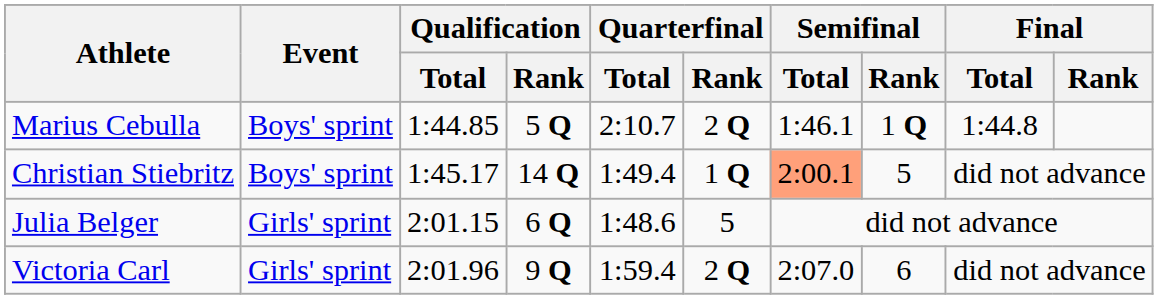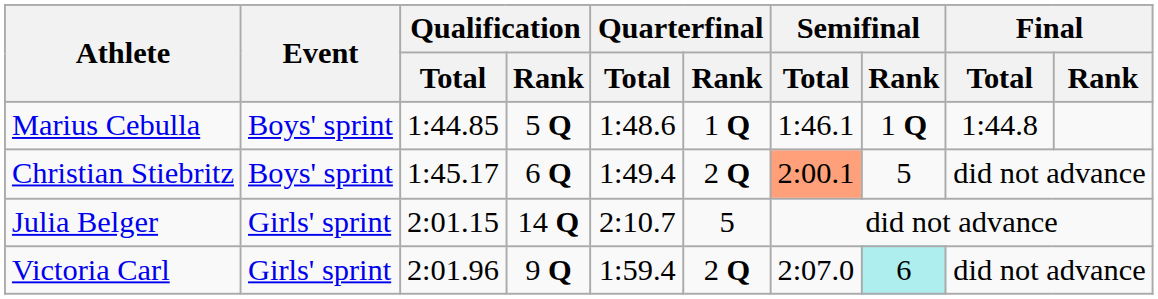(637, 125) 2:10.7 -> (637, 125) 1:48.6
(727, 125) 2 Q -> (727, 125) 1 Q
(548, 173) 14 Q -> (548, 173) 6 Q
(727, 173) 1 Q -> (727, 173) 2 Q
(548, 221) 6 Q -> (548, 221) 14 Q
(637, 221) 1:48.6 -> (637, 221) 2:10.7
(904, 269) no background -> (904, 269) paleturquoise background
